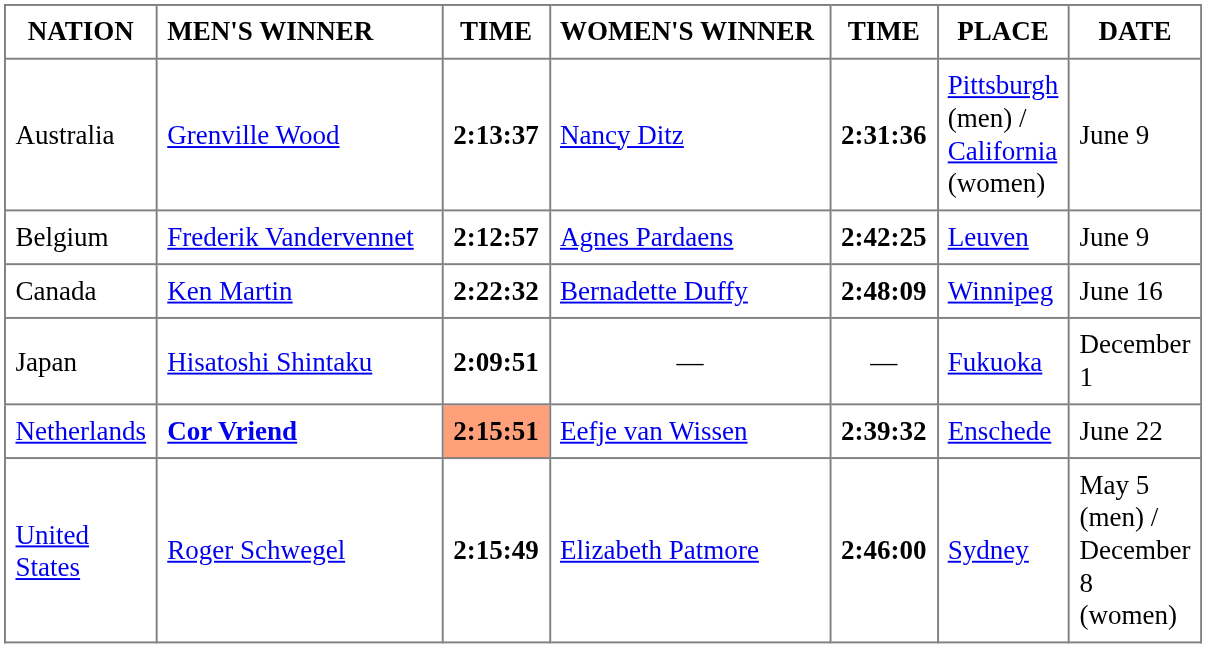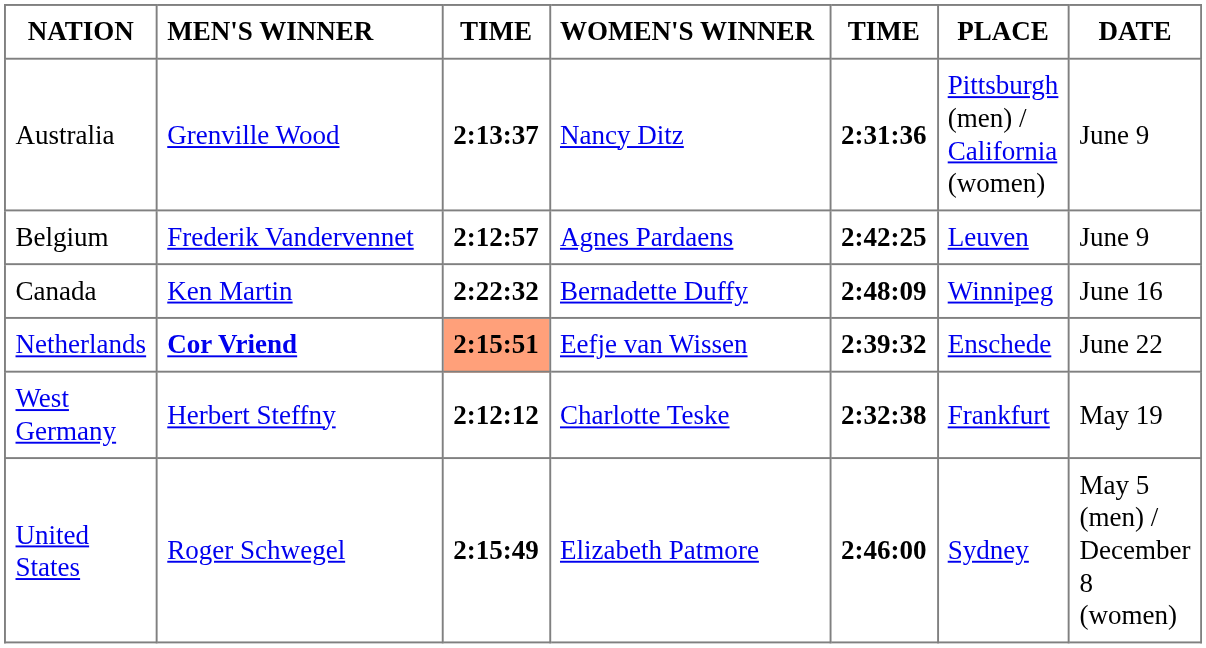- row: (46, 360)
+ row: (66, 414)
